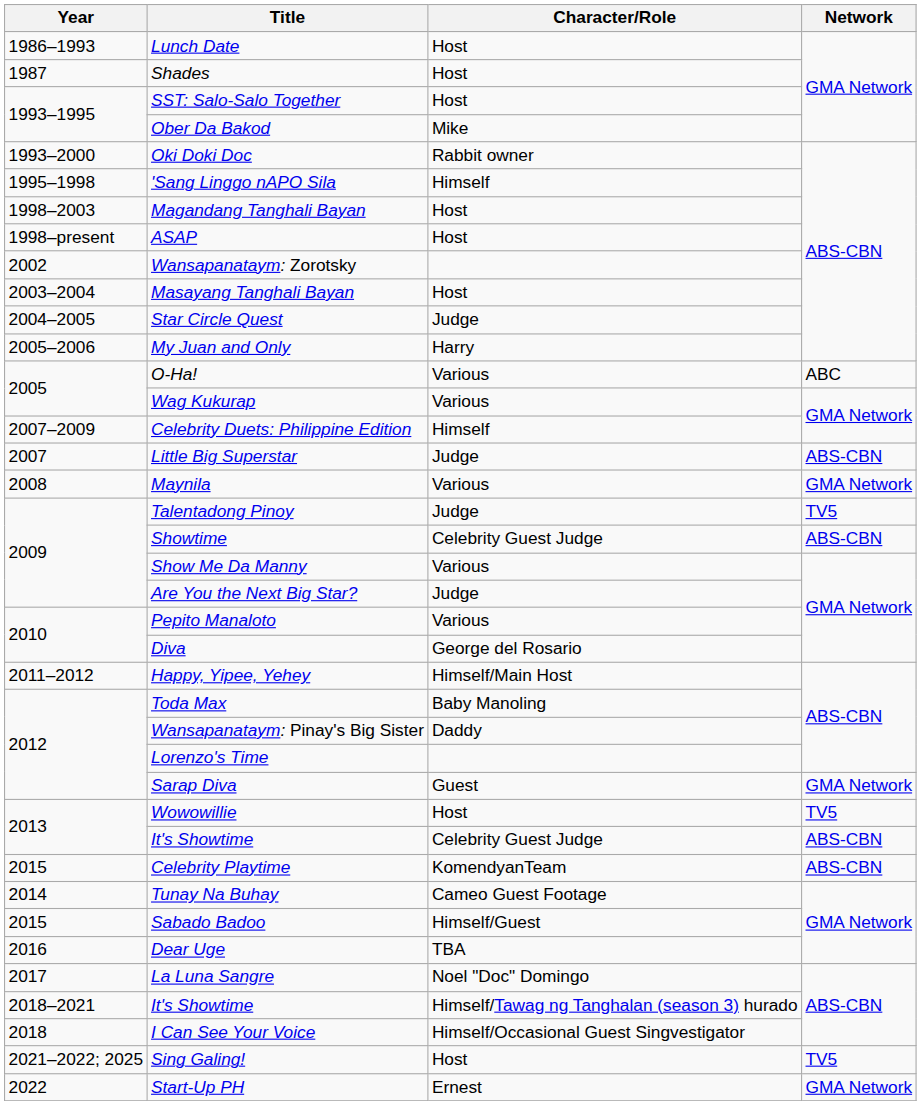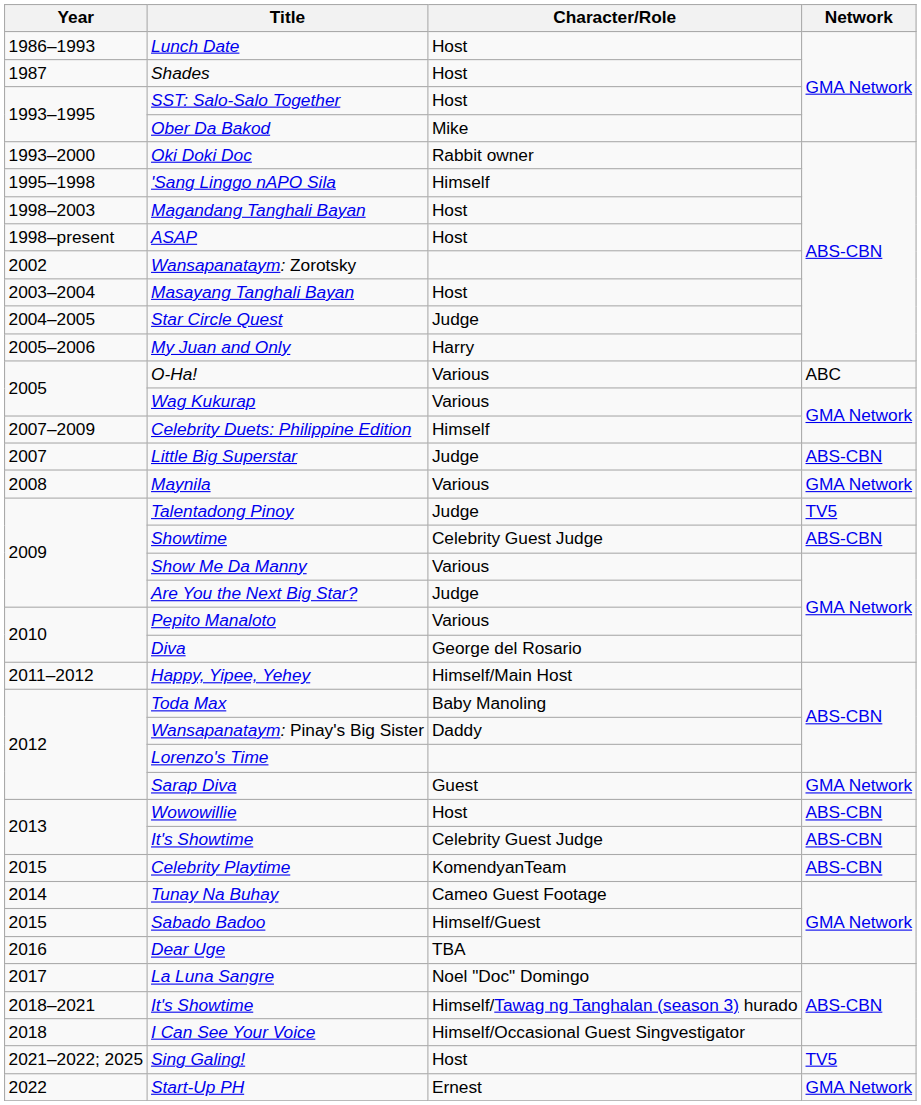(821, 812) TV5 -> (844, 812) ABS-CBN
